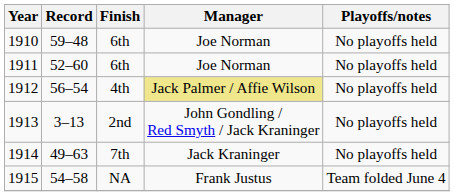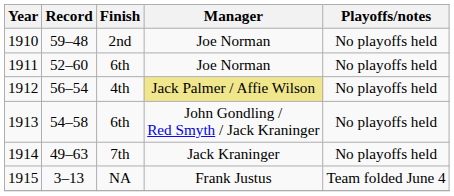(120, 40) 6th -> (120, 40) 2nd
(69, 121) 3–13 -> (69, 121) 54–58
(120, 121) 2nd -> (120, 121) 6th
(69, 178) 54–58 -> (69, 178) 3–13
